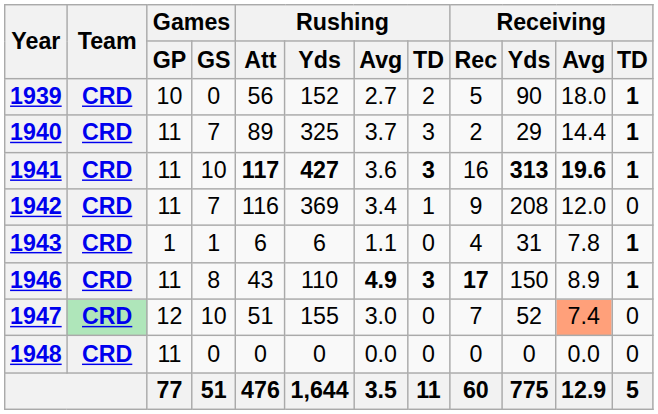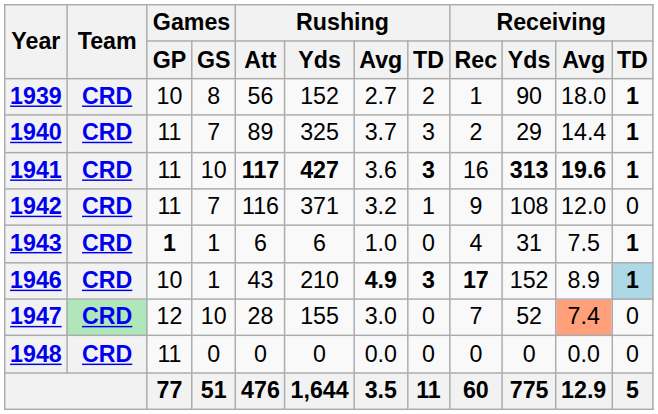(214, 96) 0 -> (214, 96) 8
(476, 96) 5 -> (476, 96) 1
(320, 206) 369 -> (320, 206) 371
(381, 206) 3.4 -> (381, 206) 3.2
(529, 206) 208 -> (529, 206) 108
(169, 243) normal -> (169, 243) bold
(381, 243) 1.1 -> (381, 243) 1.0
(584, 243) 7.8 -> (584, 243) 7.5
(169, 280) 11 -> (169, 280) 10
(214, 280) 8 -> (214, 280) 1
(320, 280) 110 -> (320, 280) 210
(529, 280) 150 -> (529, 280) 152
(632, 280) no background -> (632, 280) lightblue background
(260, 317) 51 -> (260, 317) 28
